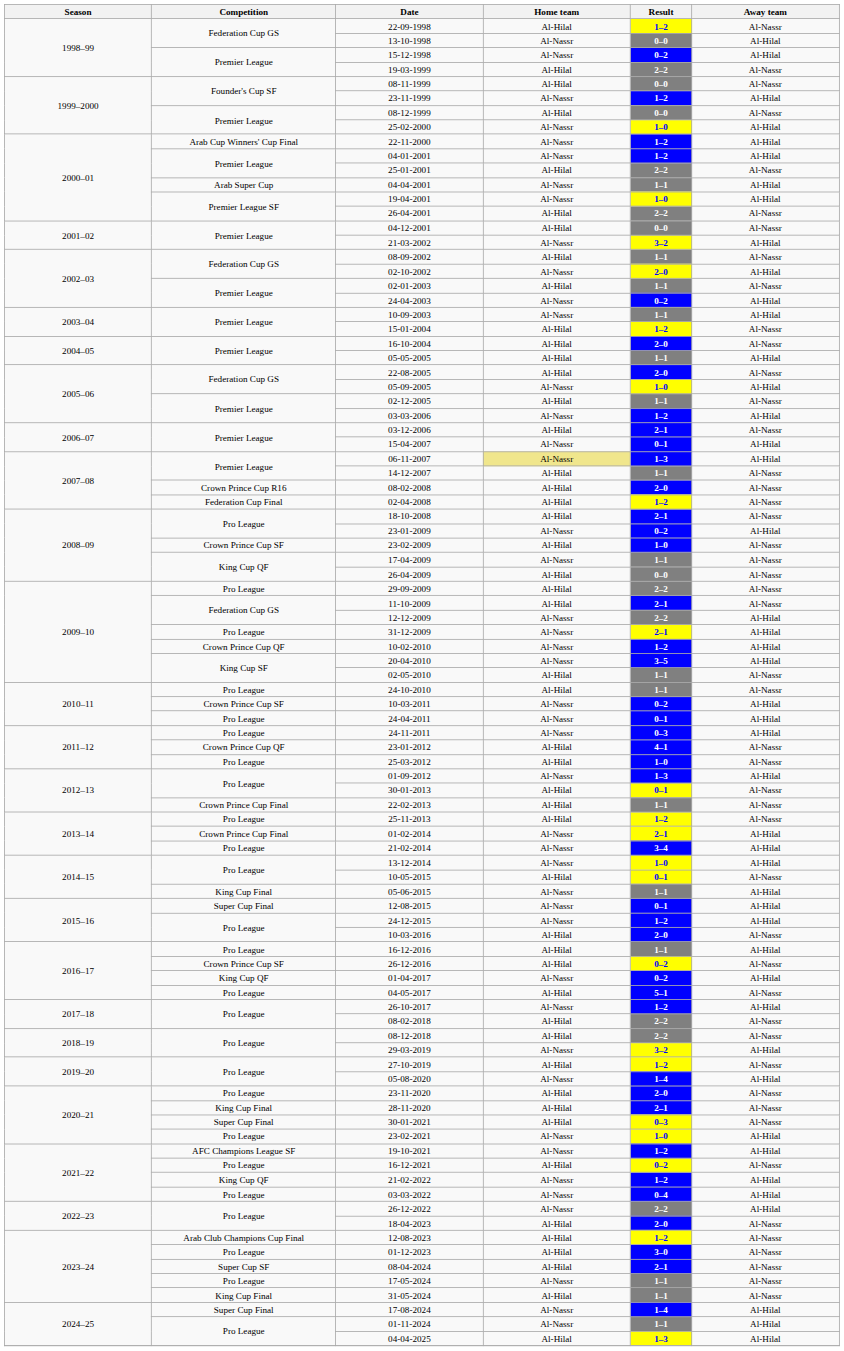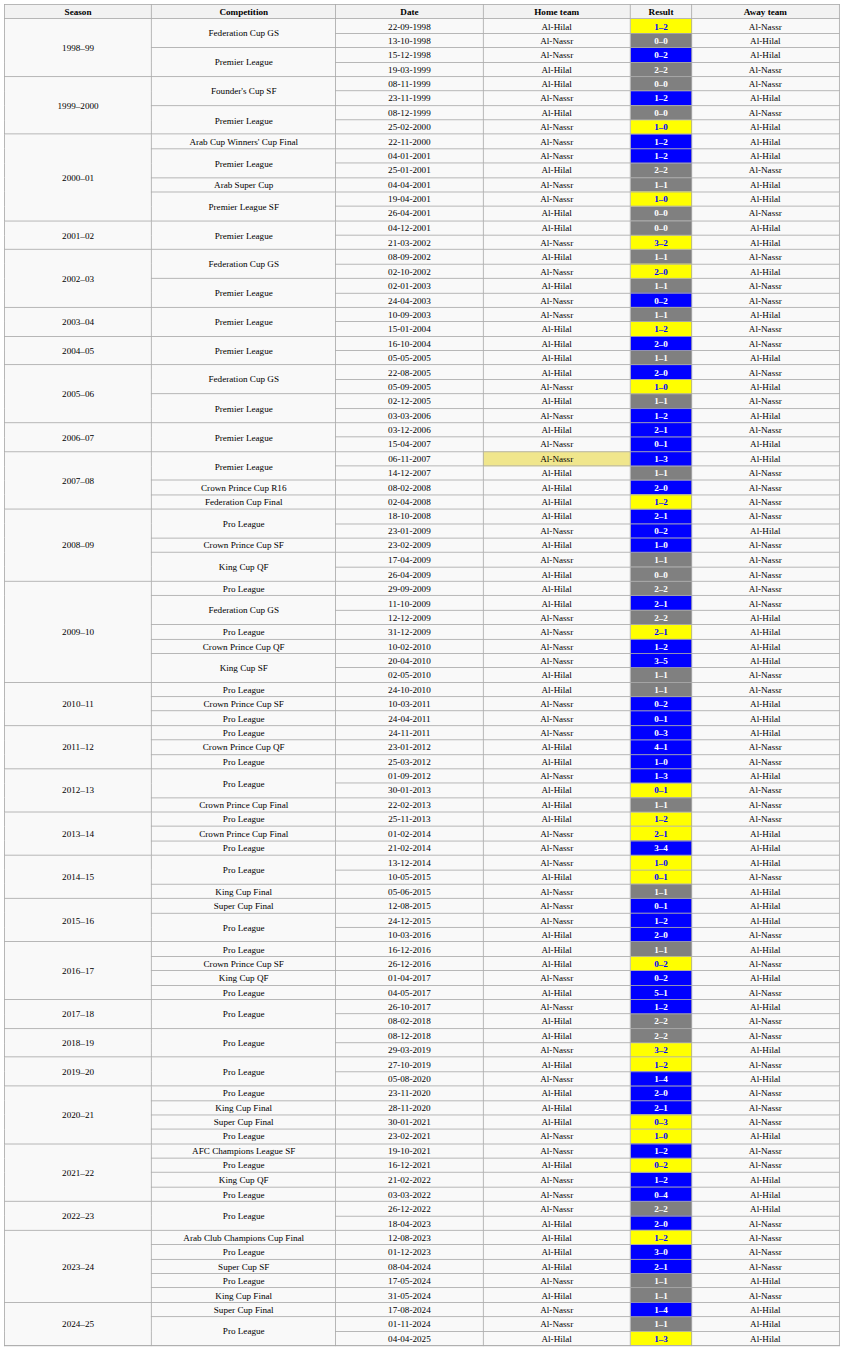(661, 214) 2–2 -> (661, 214) 0–0
(765, 228) Al-Nassr -> (765, 228) Al-Hilal
(765, 300) Al-Hilal -> (765, 300) Al-Nassr
(765, 1151) Al-Hilal -> (765, 1151) Al-Nassr
(765, 1281) Al-Nassr -> (765, 1281) Al-Hilal
